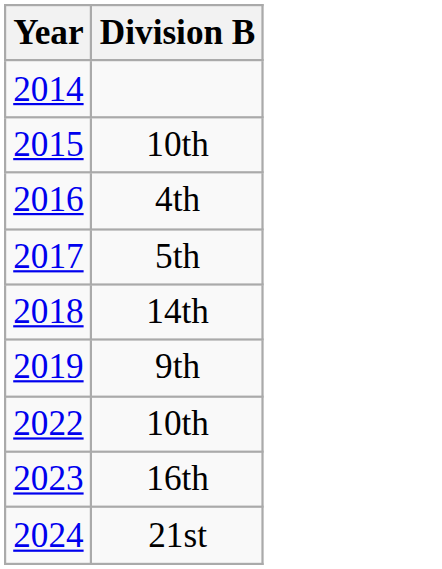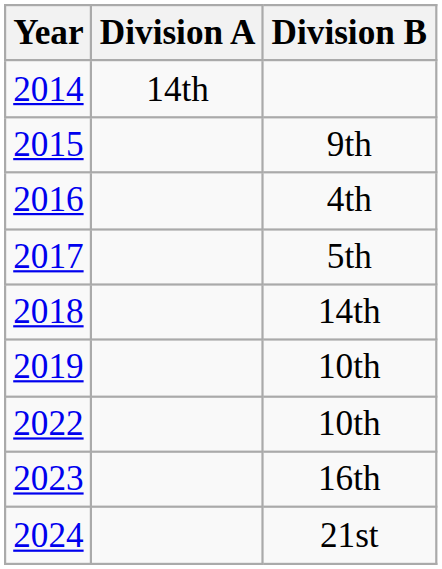+ column: (178, 32)
(178, 144) 10th -> (349, 144) 9th
(178, 367) 9th -> (349, 367) 10th
